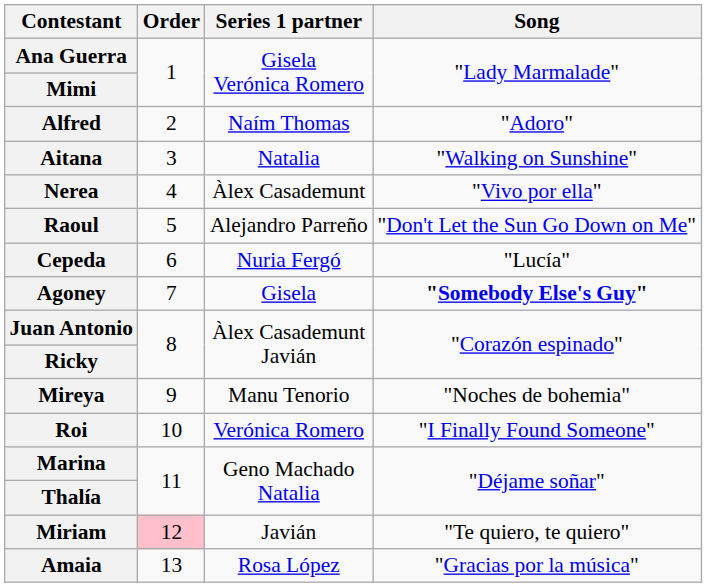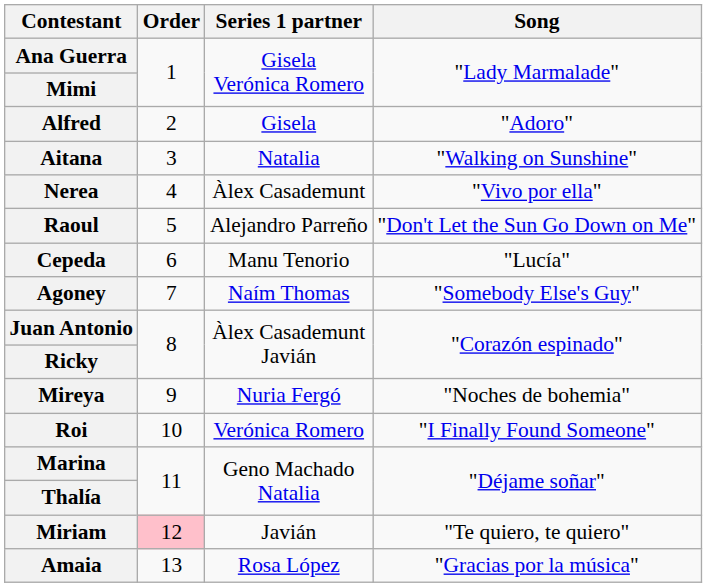(289, 123) Naím Thomas -> (289, 123) Gisela
(289, 259) Nuria Fergó -> (289, 259) Manu Tenorio
(289, 293) Gisela -> (289, 293) Naím Thomas
(537, 293) bold -> (537, 293) normal
(289, 395) Manu Tenorio -> (289, 395) Nuria Fergó
